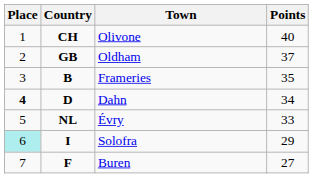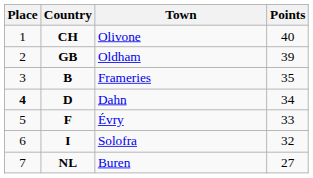(288, 57) 37 -> (288, 57) 39
(68, 120) NL -> (68, 120) F
(23, 141) paleturquoise background -> (23, 141) no background
(288, 141) 29 -> (288, 141) 32
(68, 162) F -> (68, 162) NL
